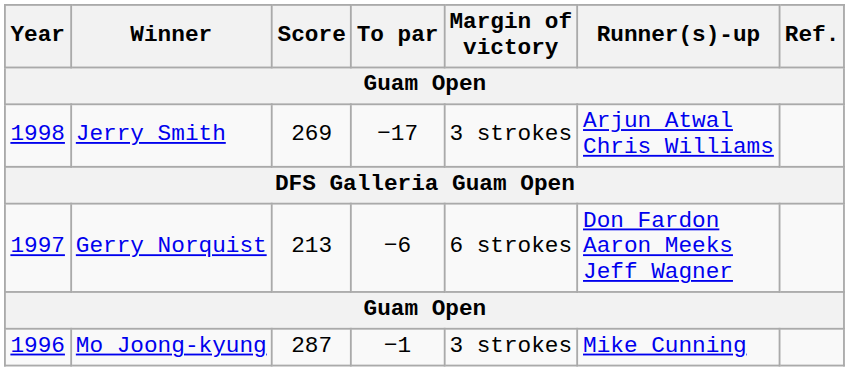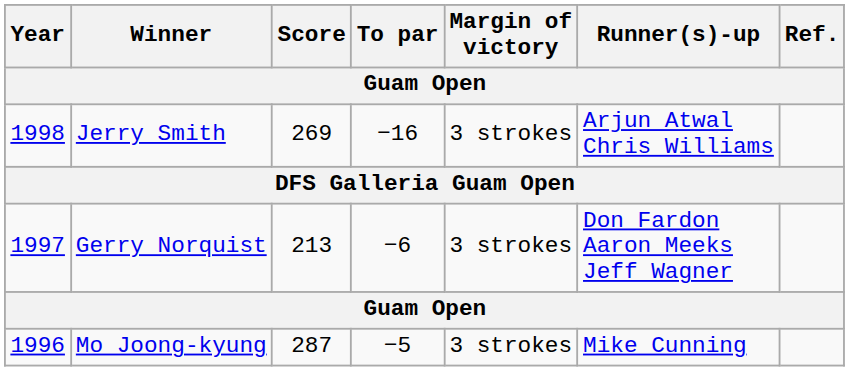(398, 136) −17 -> (398, 136) −16
(511, 248) 6 strokes -> (511, 248) 3 strokes
(398, 347) −1 -> (398, 347) −5
